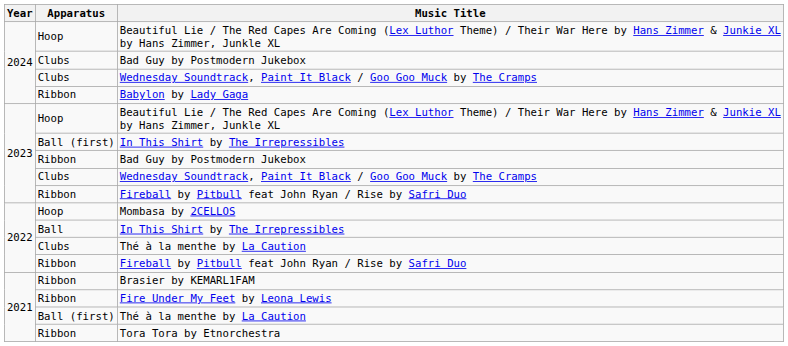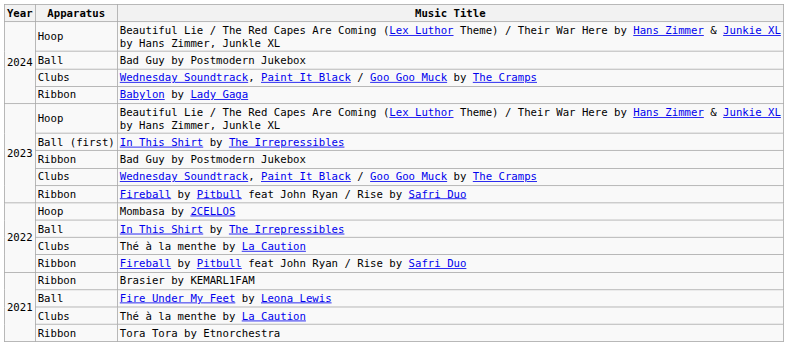(54, 60) Clubs -> (51, 60) Ball
(57, 298) Ribbon -> (51, 298) Ball
(76, 316) Ball (first) -> (54, 316) Clubs
